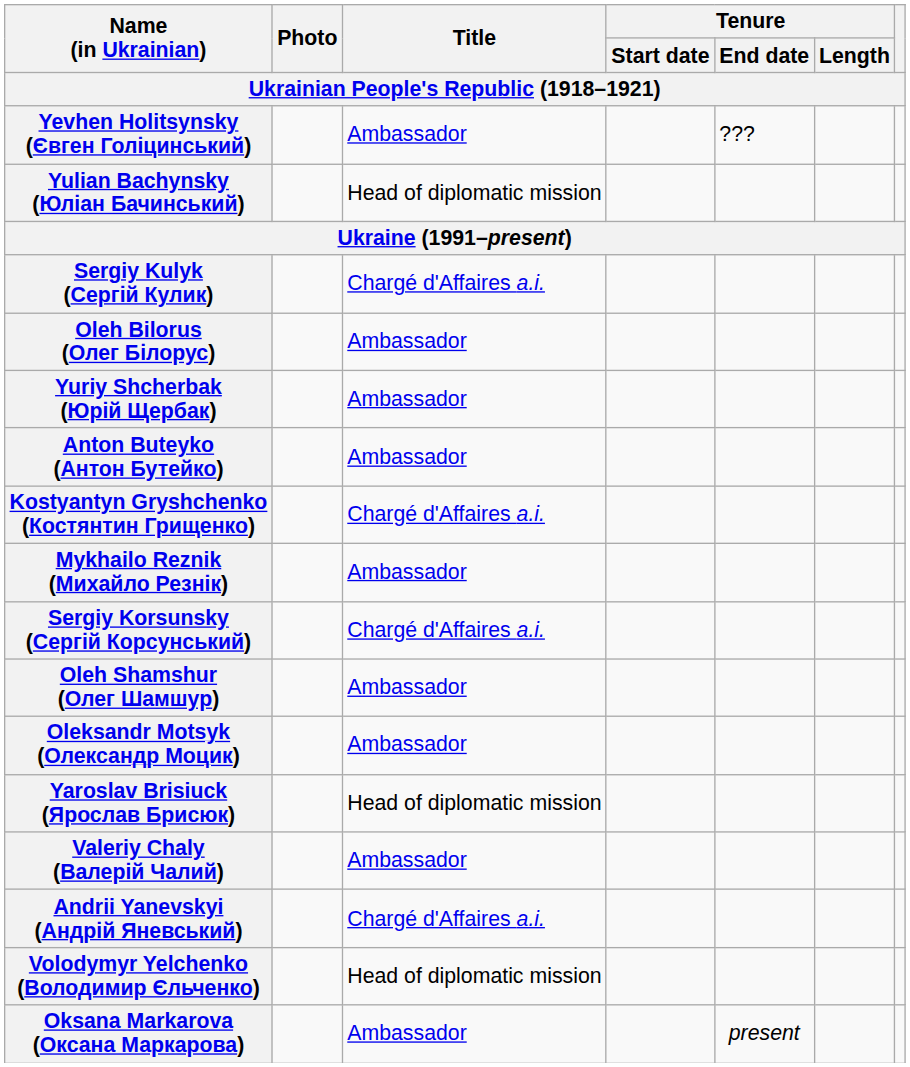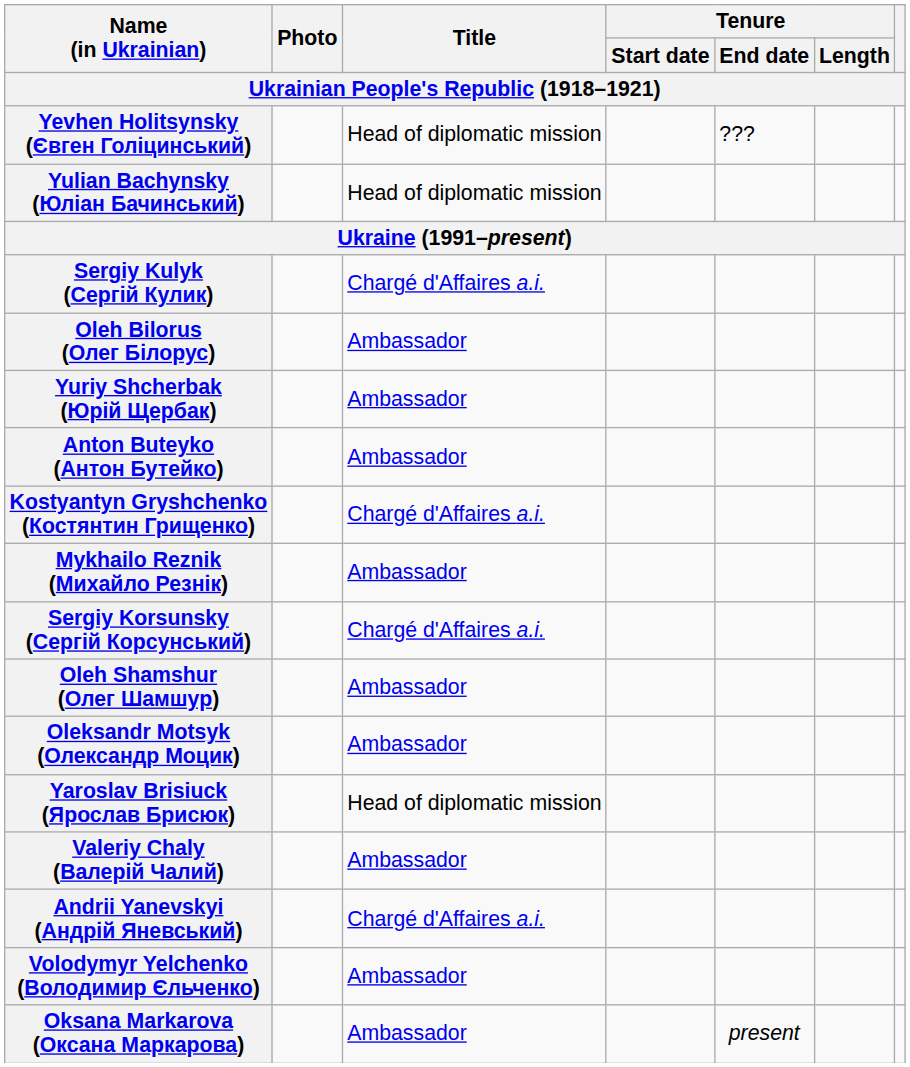(407, 134) Ambassador -> (474, 134) Head of diplomatic mission
(474, 975) Head of diplomatic mission -> (407, 975) Ambassador
